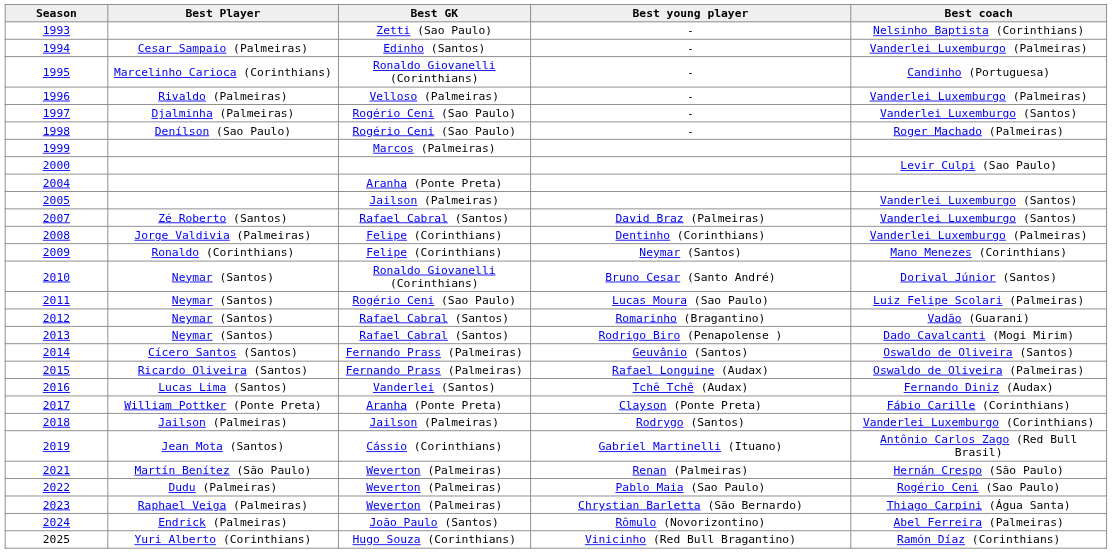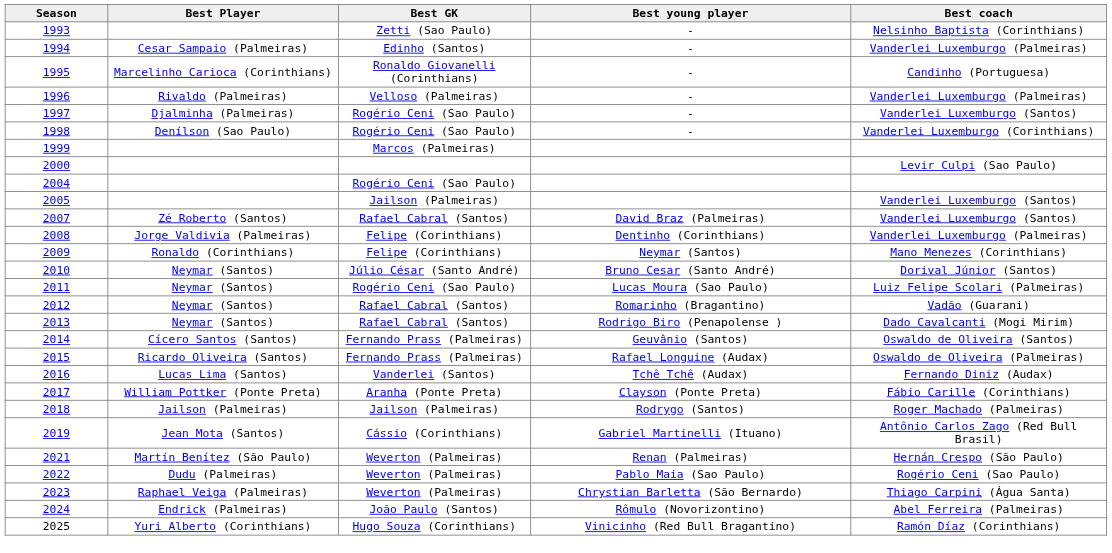(979, 131) Roger Machado (Palmeiras) -> (979, 131) Vanderlei Luxemburgo (Corinthians)
(434, 183) Aranha (Ponte Preta) -> (434, 183) Rogério Ceni (Sao Paulo)
(434, 276) Ronaldo Giovanelli (Corinthians) -> (434, 270) Júlio César (Santo André)
(979, 422) Vanderlei Luxemburgo (Corinthians) -> (979, 409) Roger Machado (Palmeiras)
